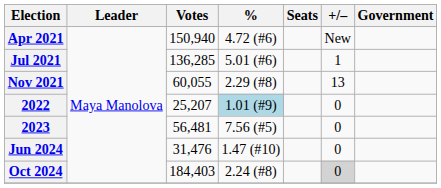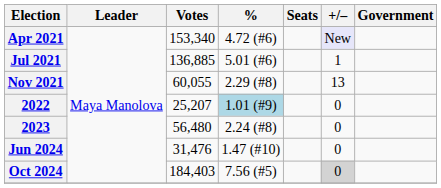(192, 37) 150,940 -> (192, 37) 153,340
(338, 37) no background -> (338, 37) lavender background
(192, 60) 136,285 -> (192, 60) 136,885
(192, 127) 56,481 -> (192, 127) 56,480
(251, 127) 7.56 (#5) -> (251, 127) 2.24 (#8)
(251, 171) 2.24 (#8) -> (251, 171) 7.56 (#5)
